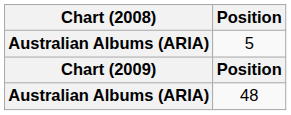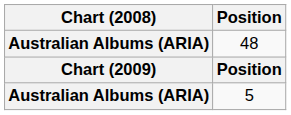rows swapped: (249, 43) <-> (249, 95)
